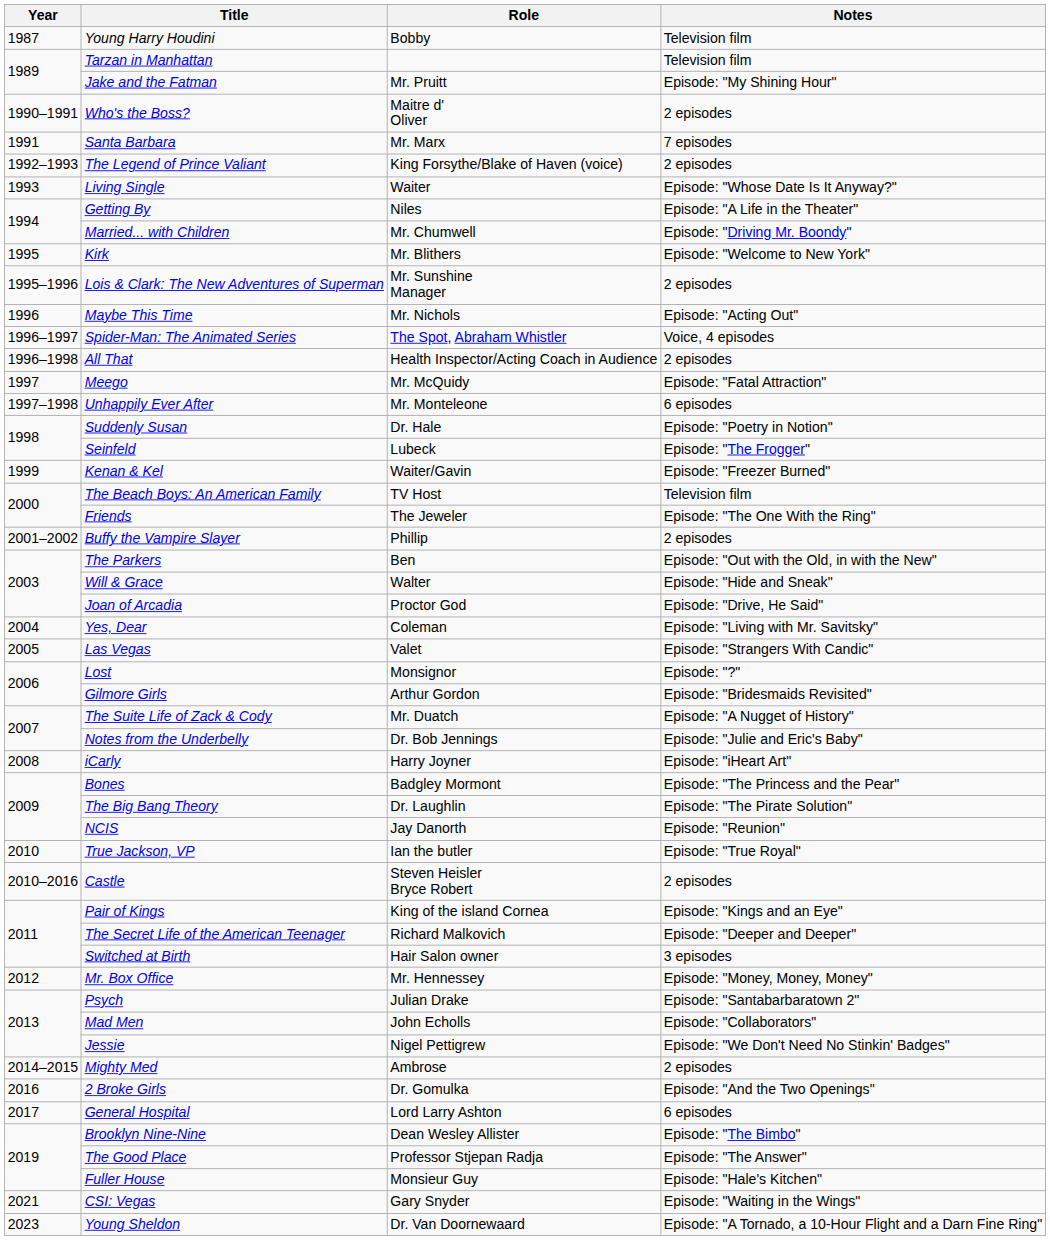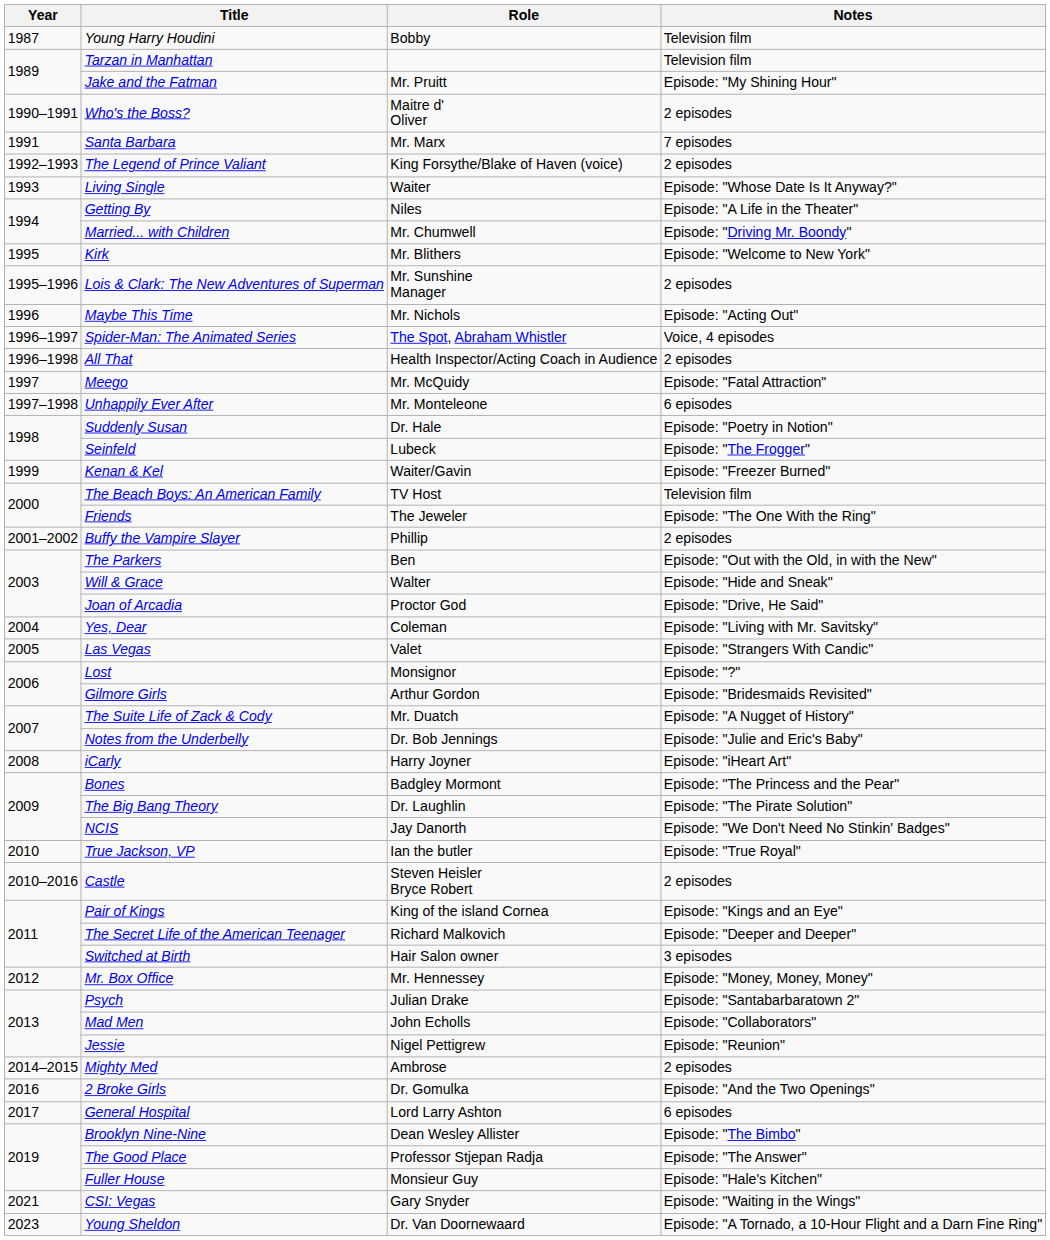(724, 828) Episode: "Reunion" -> (807, 828) Episode: "We Don't Need No Stinkin' Badges"
(807, 1045) Episode: "We Don't Need No Stinkin' Badges" -> (724, 1045) Episode: "Reunion"
